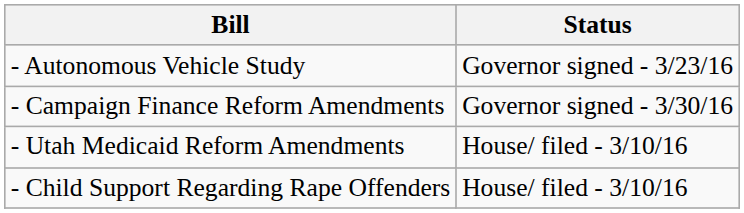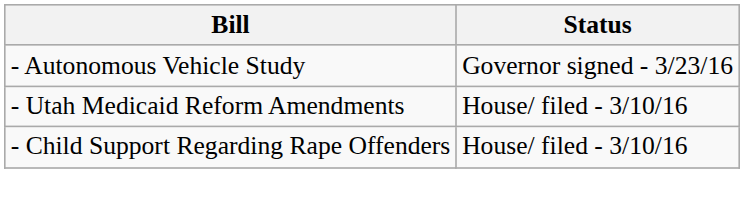- row: (228, 106)
